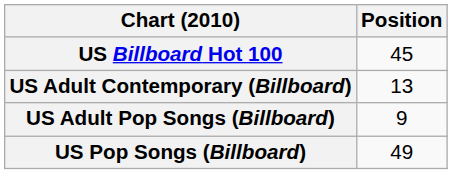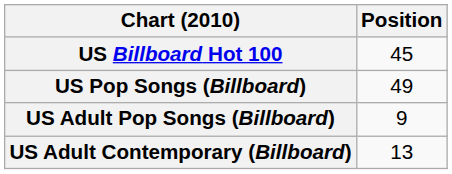rows swapped: (180, 86) <-> (180, 151)
